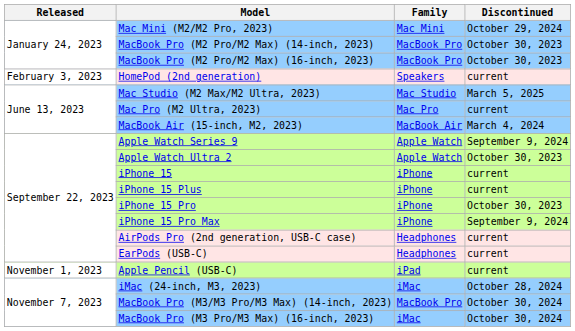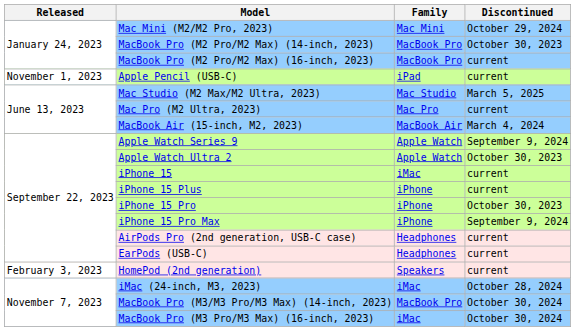(515, 61) October 30, 2023 -> (488, 61) current
rows swapped: (190, 77) <-> (178, 270)
(415, 173) iPhone -> (409, 173) iMac
